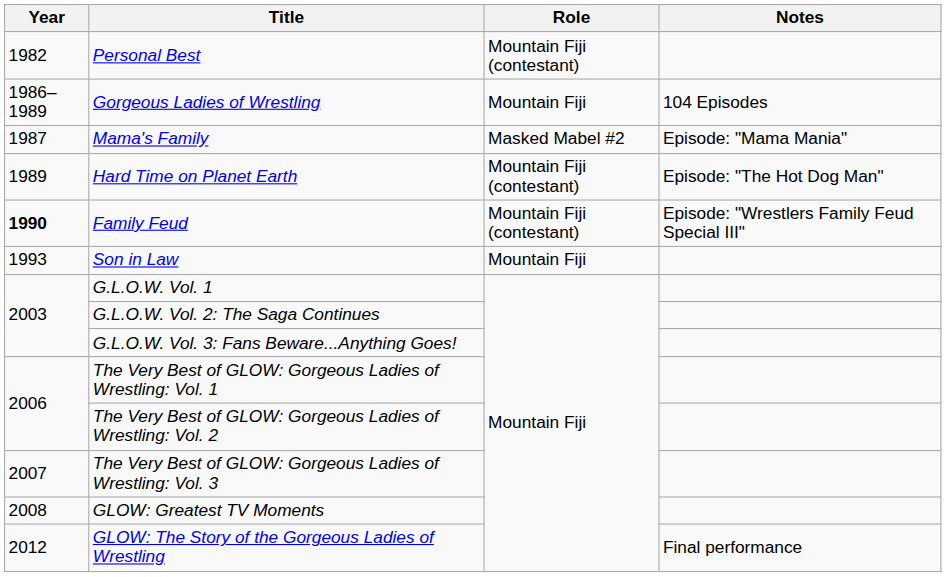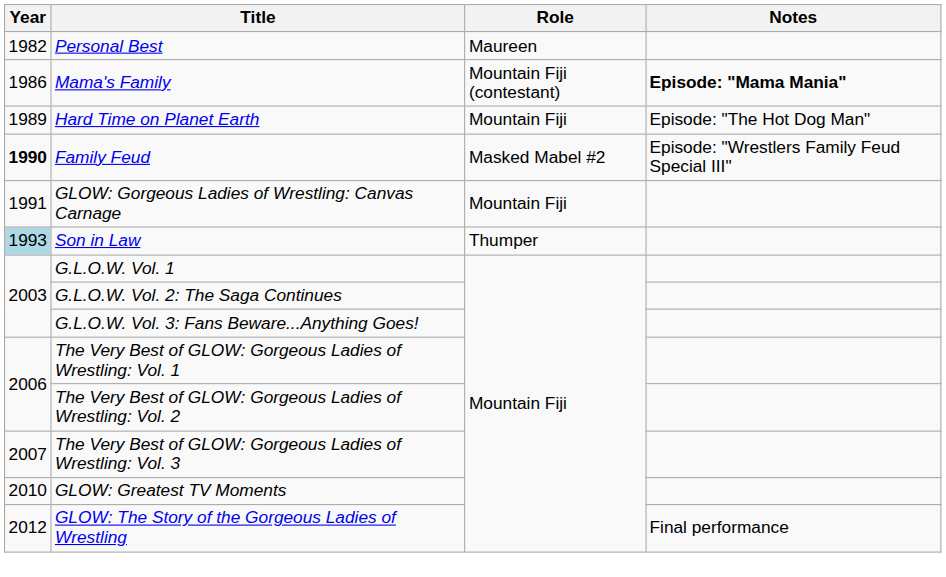(537, 55) Mountain Fiji (contestant) -> (503, 45) Maureen
- row: (207, 102)
(28, 139) 1987 -> (28, 82) 1986
(556, 139) Masked Mabel #2 -> (518, 82) Mountain Fiji (contestant)
(755, 139) normal -> (748, 82) bold
(537, 176) Mountain Fiji (contestant) -> (518, 119) Mountain Fiji
(537, 223) Mountain Fiji (contestant) -> (537, 156) Masked Mabel #2
+ row: (234, 203)
(28, 260) no background -> (28, 240) lightblue background
(537, 260) Mountain Fiji -> (504, 240) Thumper
(28, 510) 2008 -> (28, 491) 2010
